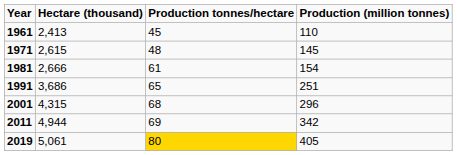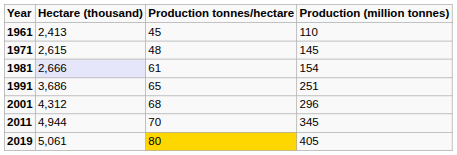(52, 68) no background -> (52, 68) lavender background
(52, 104) 4,315 -> (52, 104) 4,312
(155, 123) 69 -> (155, 123) 70
(309, 123) 342 -> (309, 123) 345
